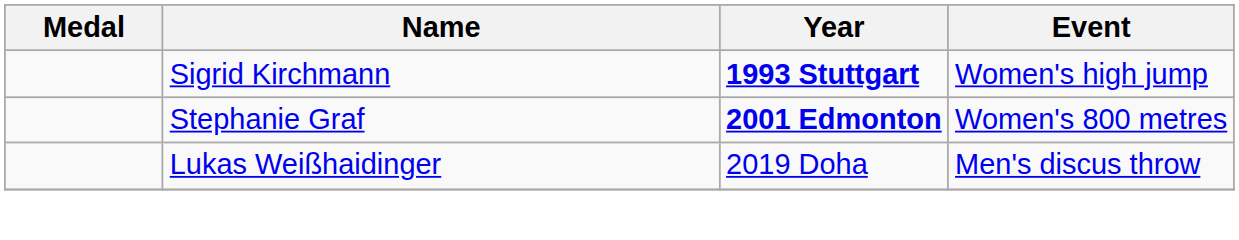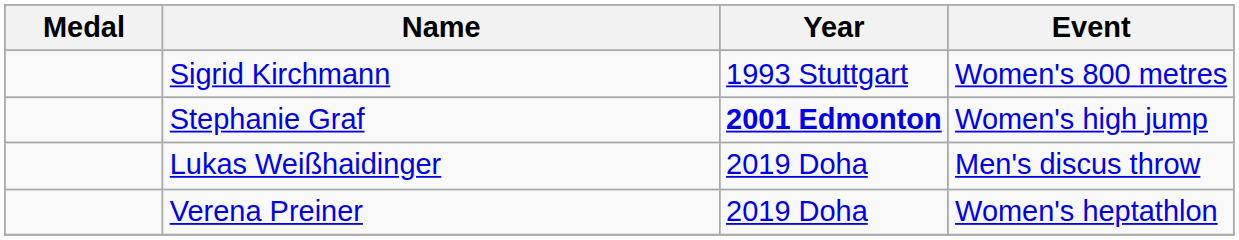(823, 73) bold -> (817, 73) normal
(1082, 73) Women's high jump -> (1091, 73) Women's 800 metres
(1091, 119) Women's 800 metres -> (1082, 119) Women's high jump
+ row: (266, 211)
